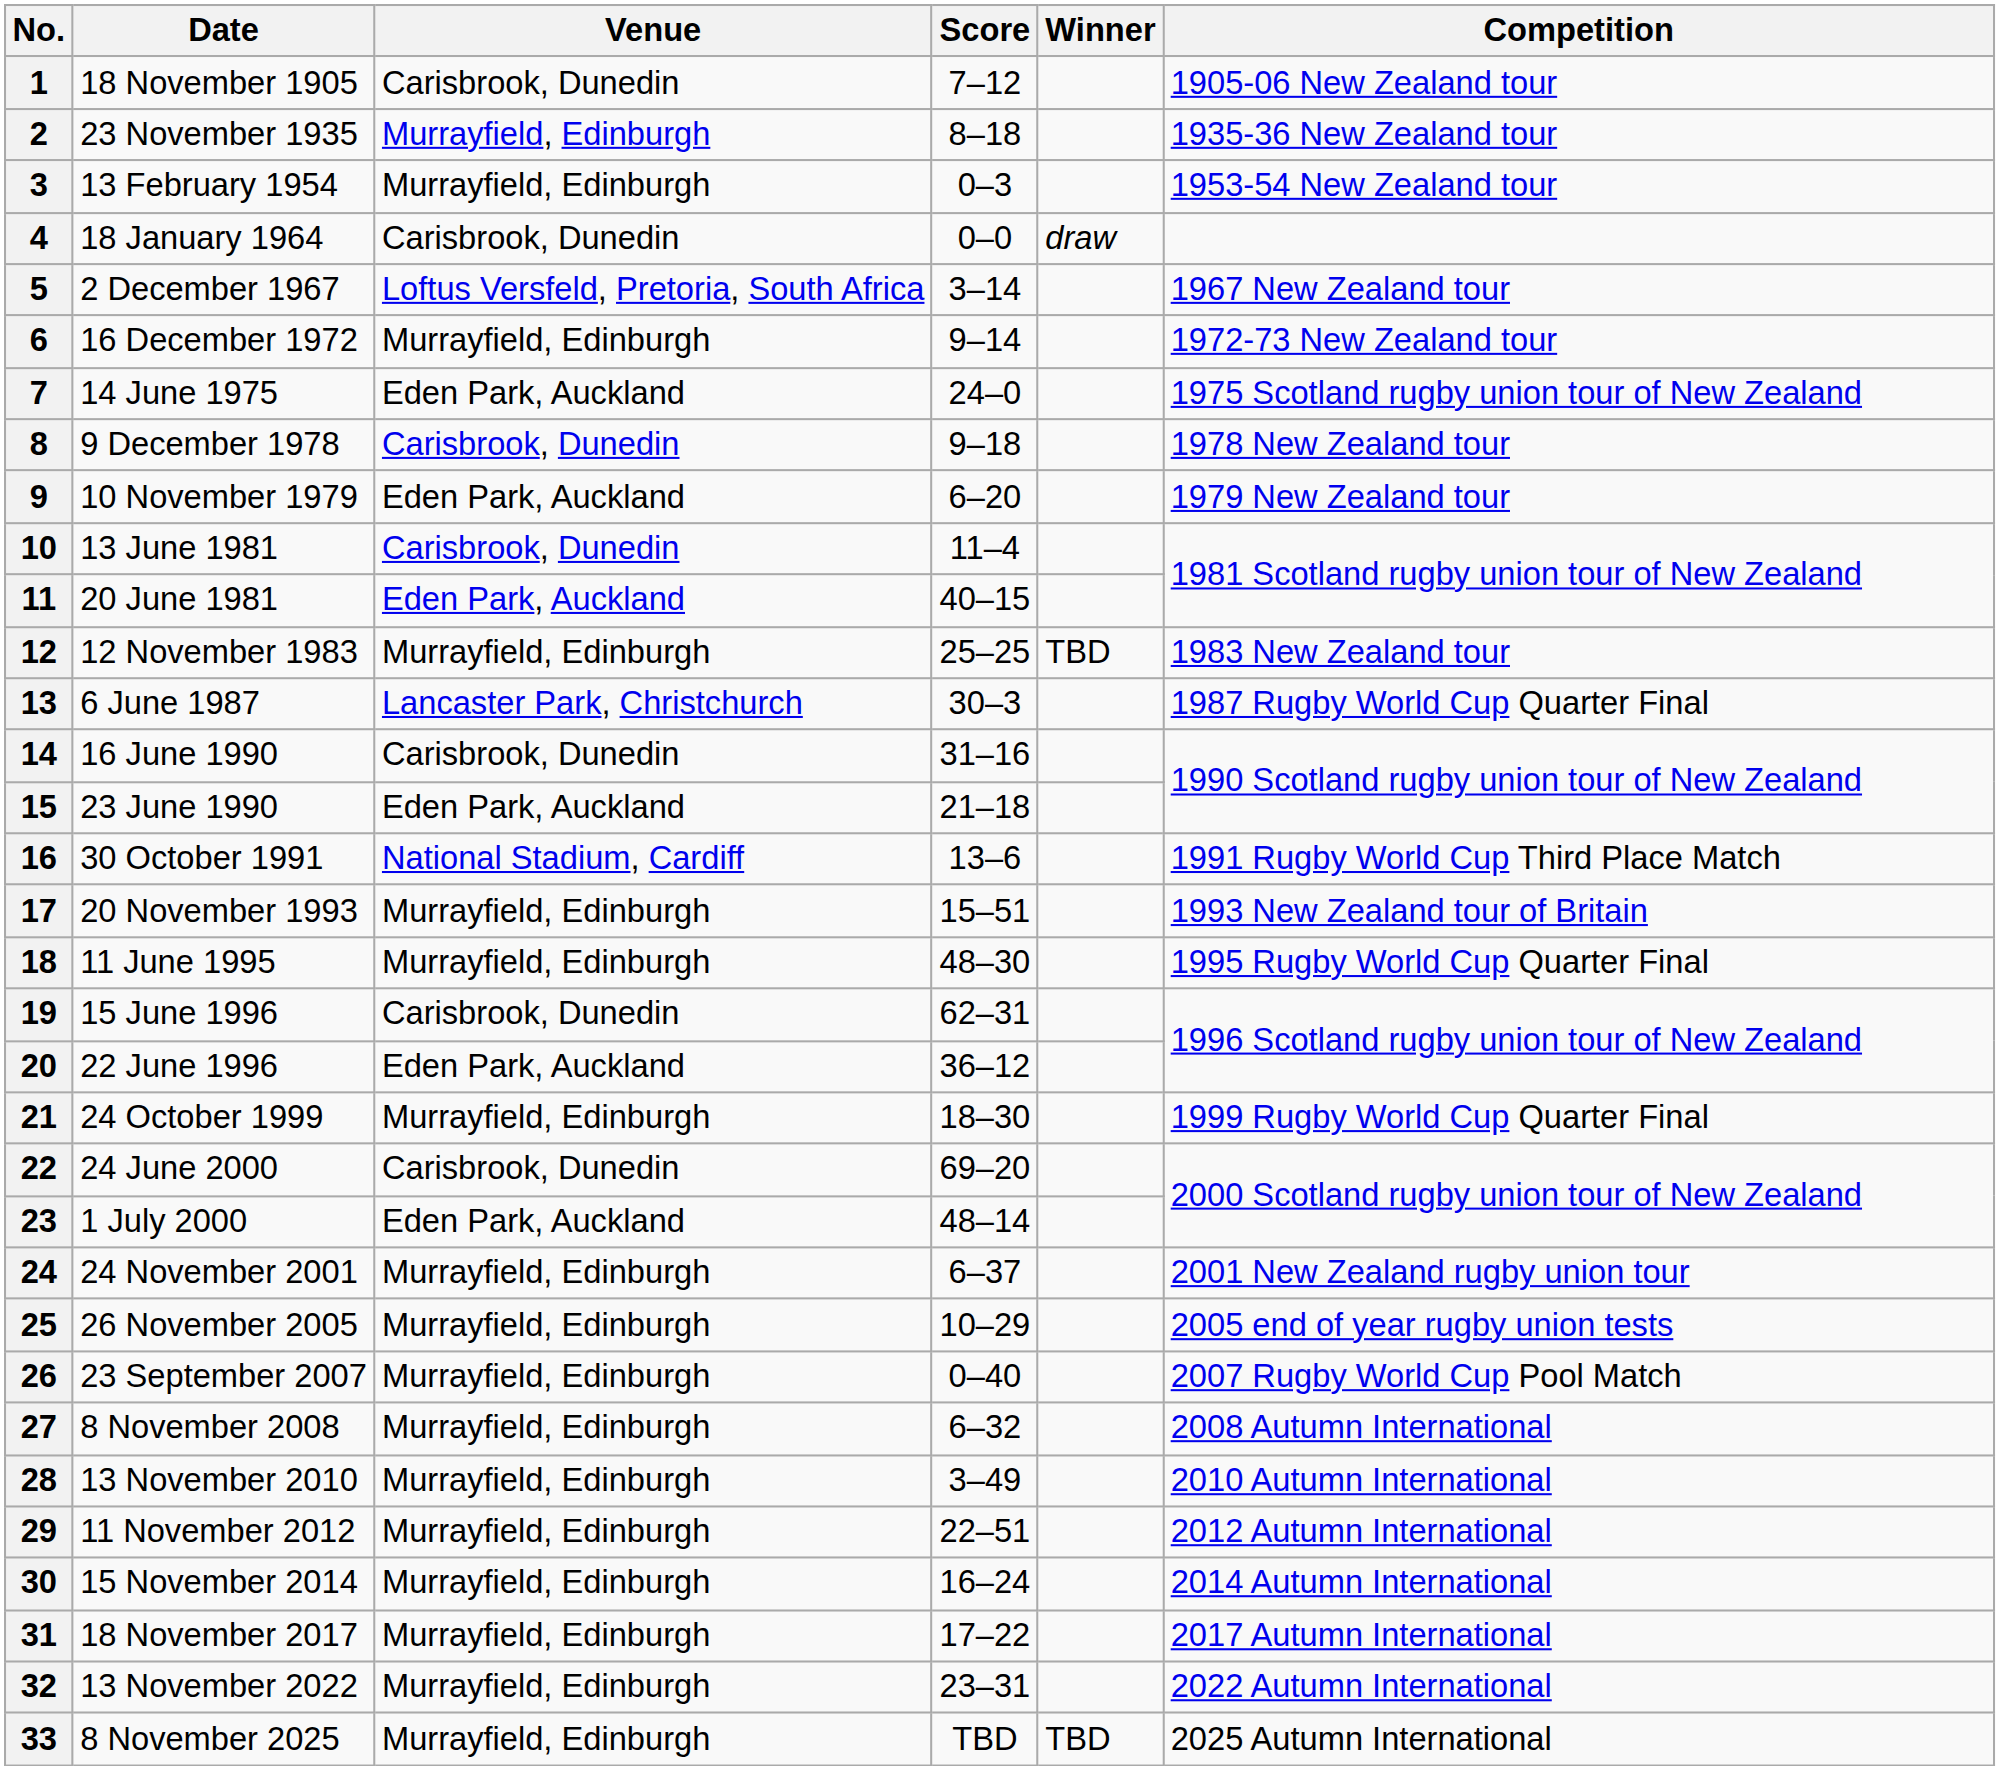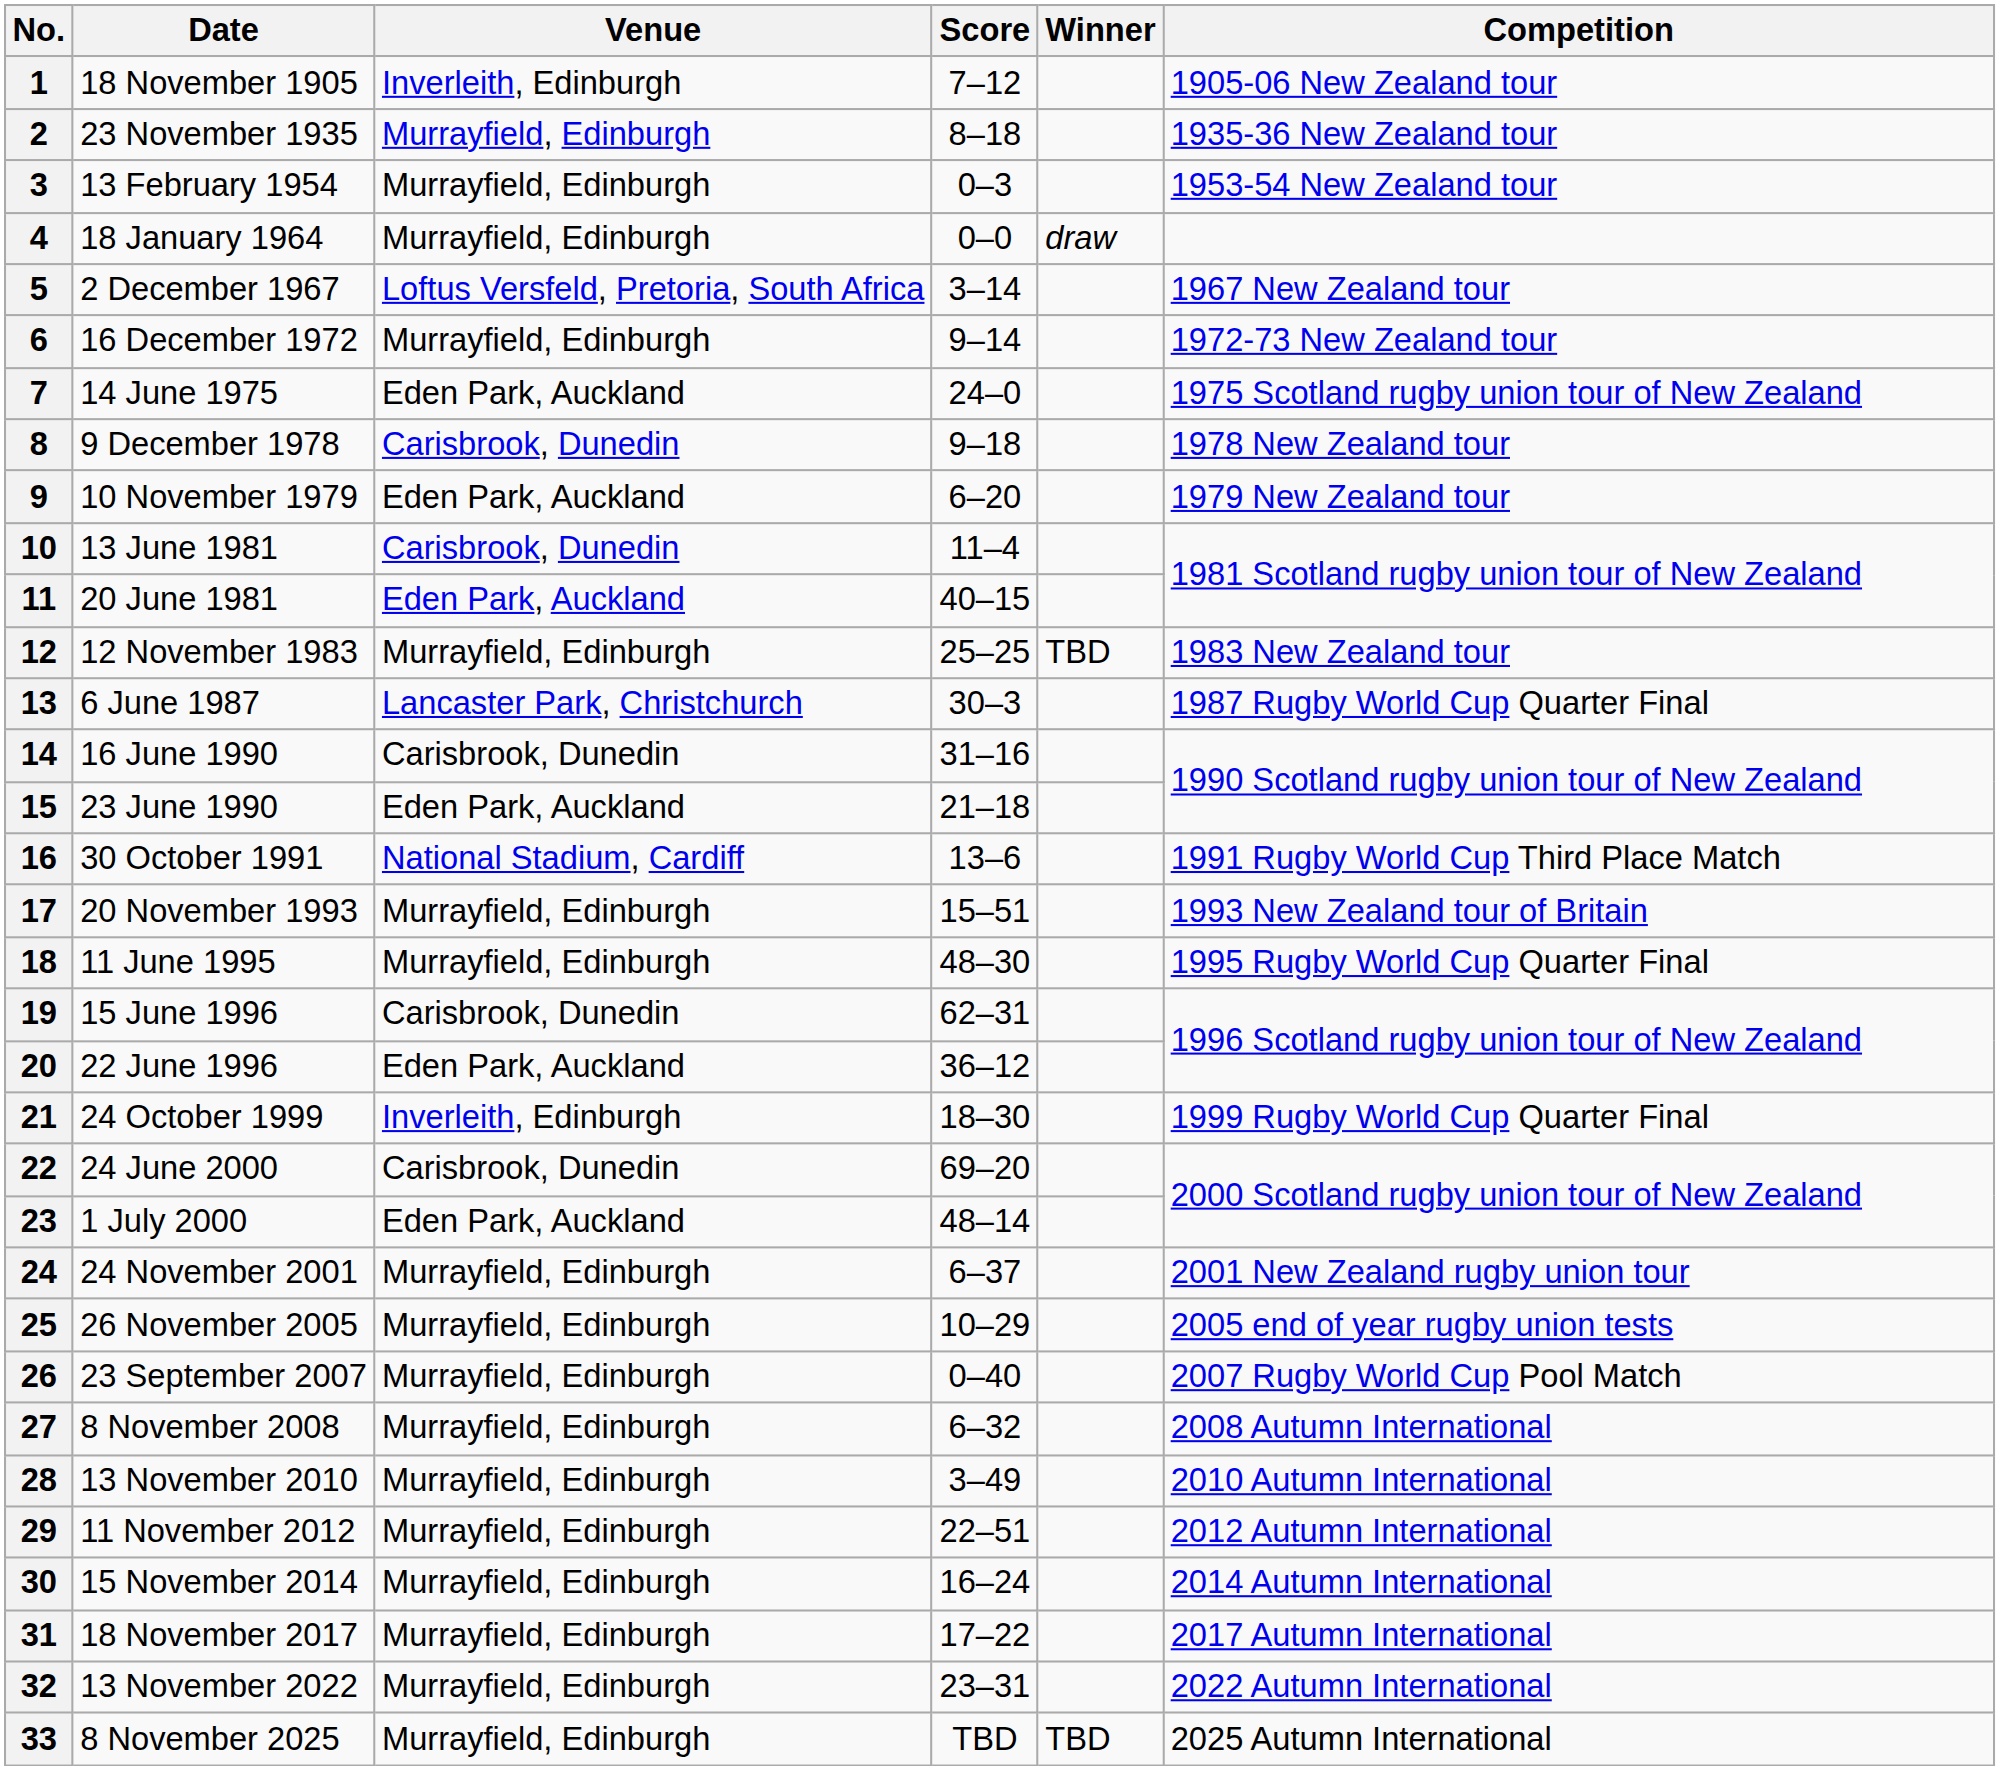(531, 82) Carisbrook, Dunedin -> (532, 82) Inverleith, Edinburgh
(531, 237) Carisbrook, Dunedin -> (546, 237) Murrayfield, Edinburgh
(546, 1117) Murrayfield, Edinburgh -> (532, 1117) Inverleith, Edinburgh
